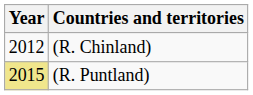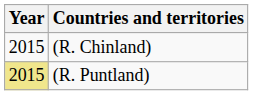(27, 47) 2012 -> (27, 47) 2015
